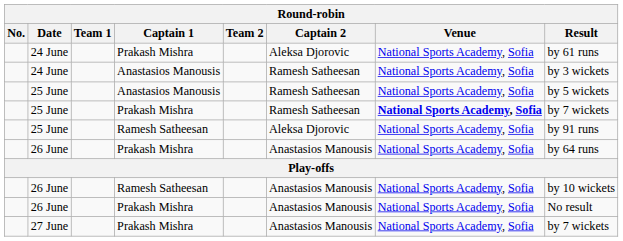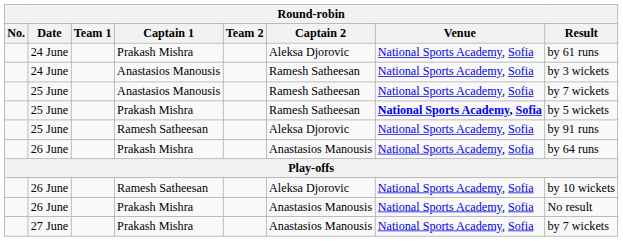(578, 91) by 5 wickets -> (578, 91) by 7 wickets
(578, 110) by 7 wickets -> (578, 110) by 5 wickets
(321, 187) Anastasios Manousis -> (309, 187) Aleksa Djorovic
